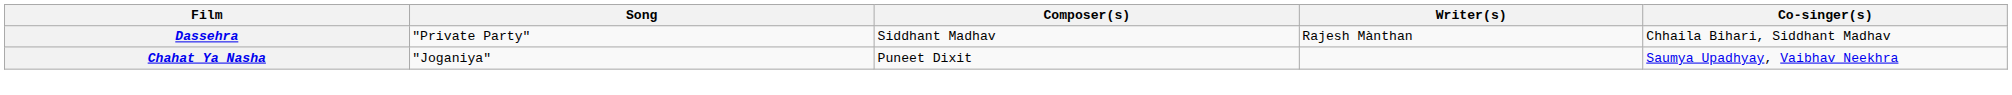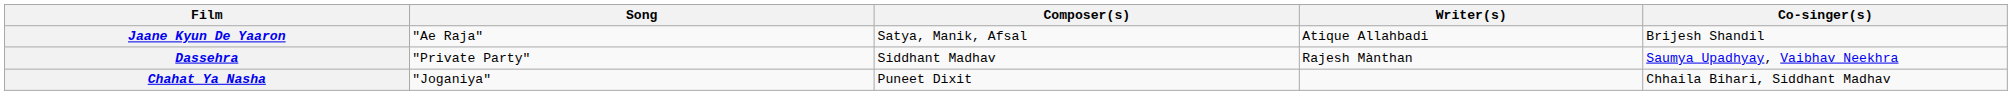+ row: (207, 37)
(1768, 37) Chhaila Bihari, Siddhant Madhav -> (1772, 58) Saumya Upadhyay, Vaibhav Neekhra
(1772, 58) Saumya Upadhyay, Vaibhav Neekhra -> (1768, 79) Chhaila Bihari, Siddhant Madhav
